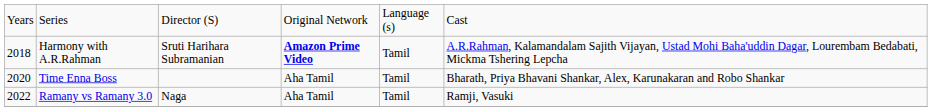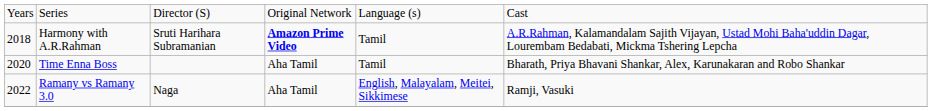(396, 96) Tamil -> (426, 90) English, Malayalam, Meitei, Sikkimese
